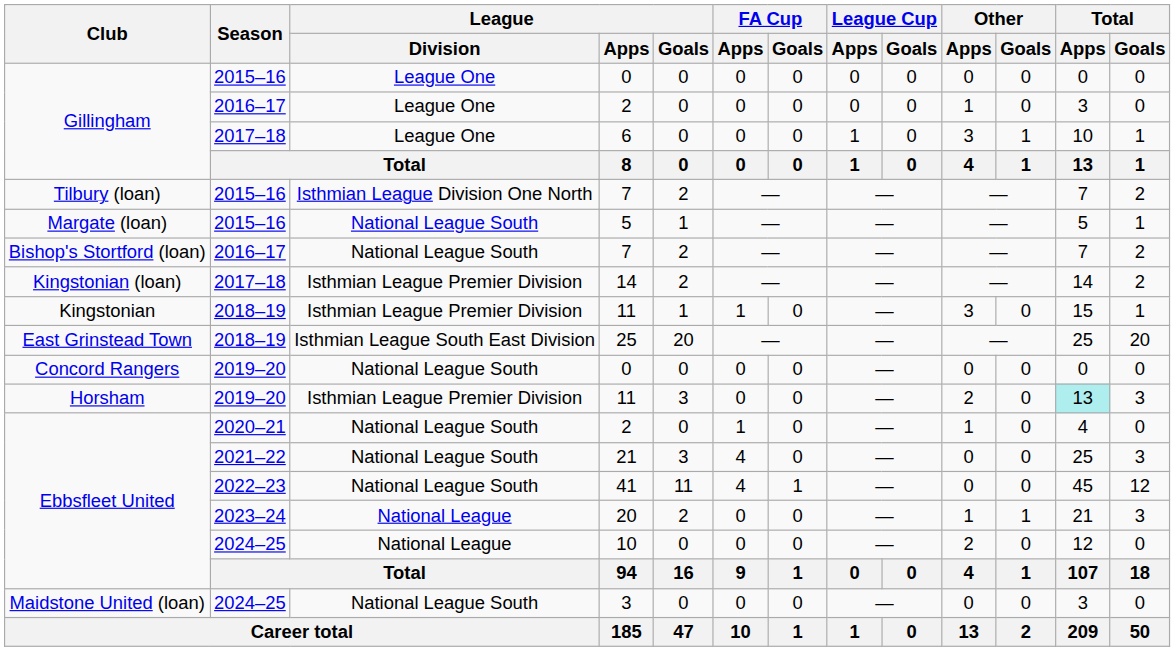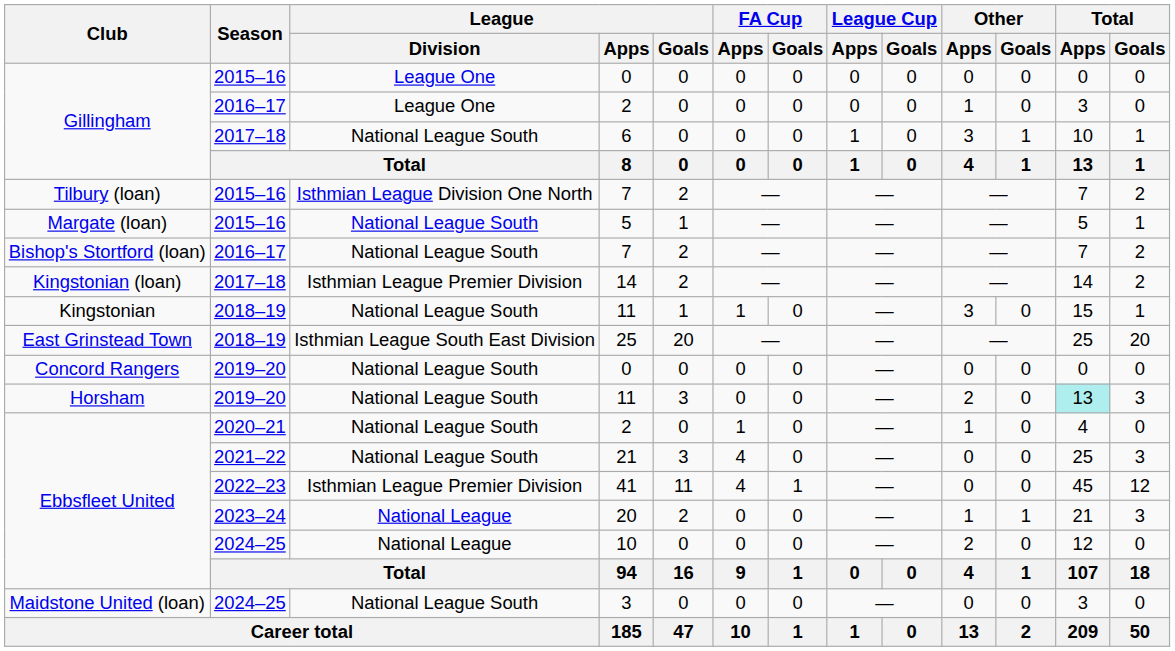(445, 135) League One -> (445, 135) National League South
(445, 310) Isthmian League Premier Division -> (445, 310) National League South
(445, 398) Isthmian League Premier Division -> (445, 398) National League South
(445, 485) National League South -> (445, 485) Isthmian League Premier Division
